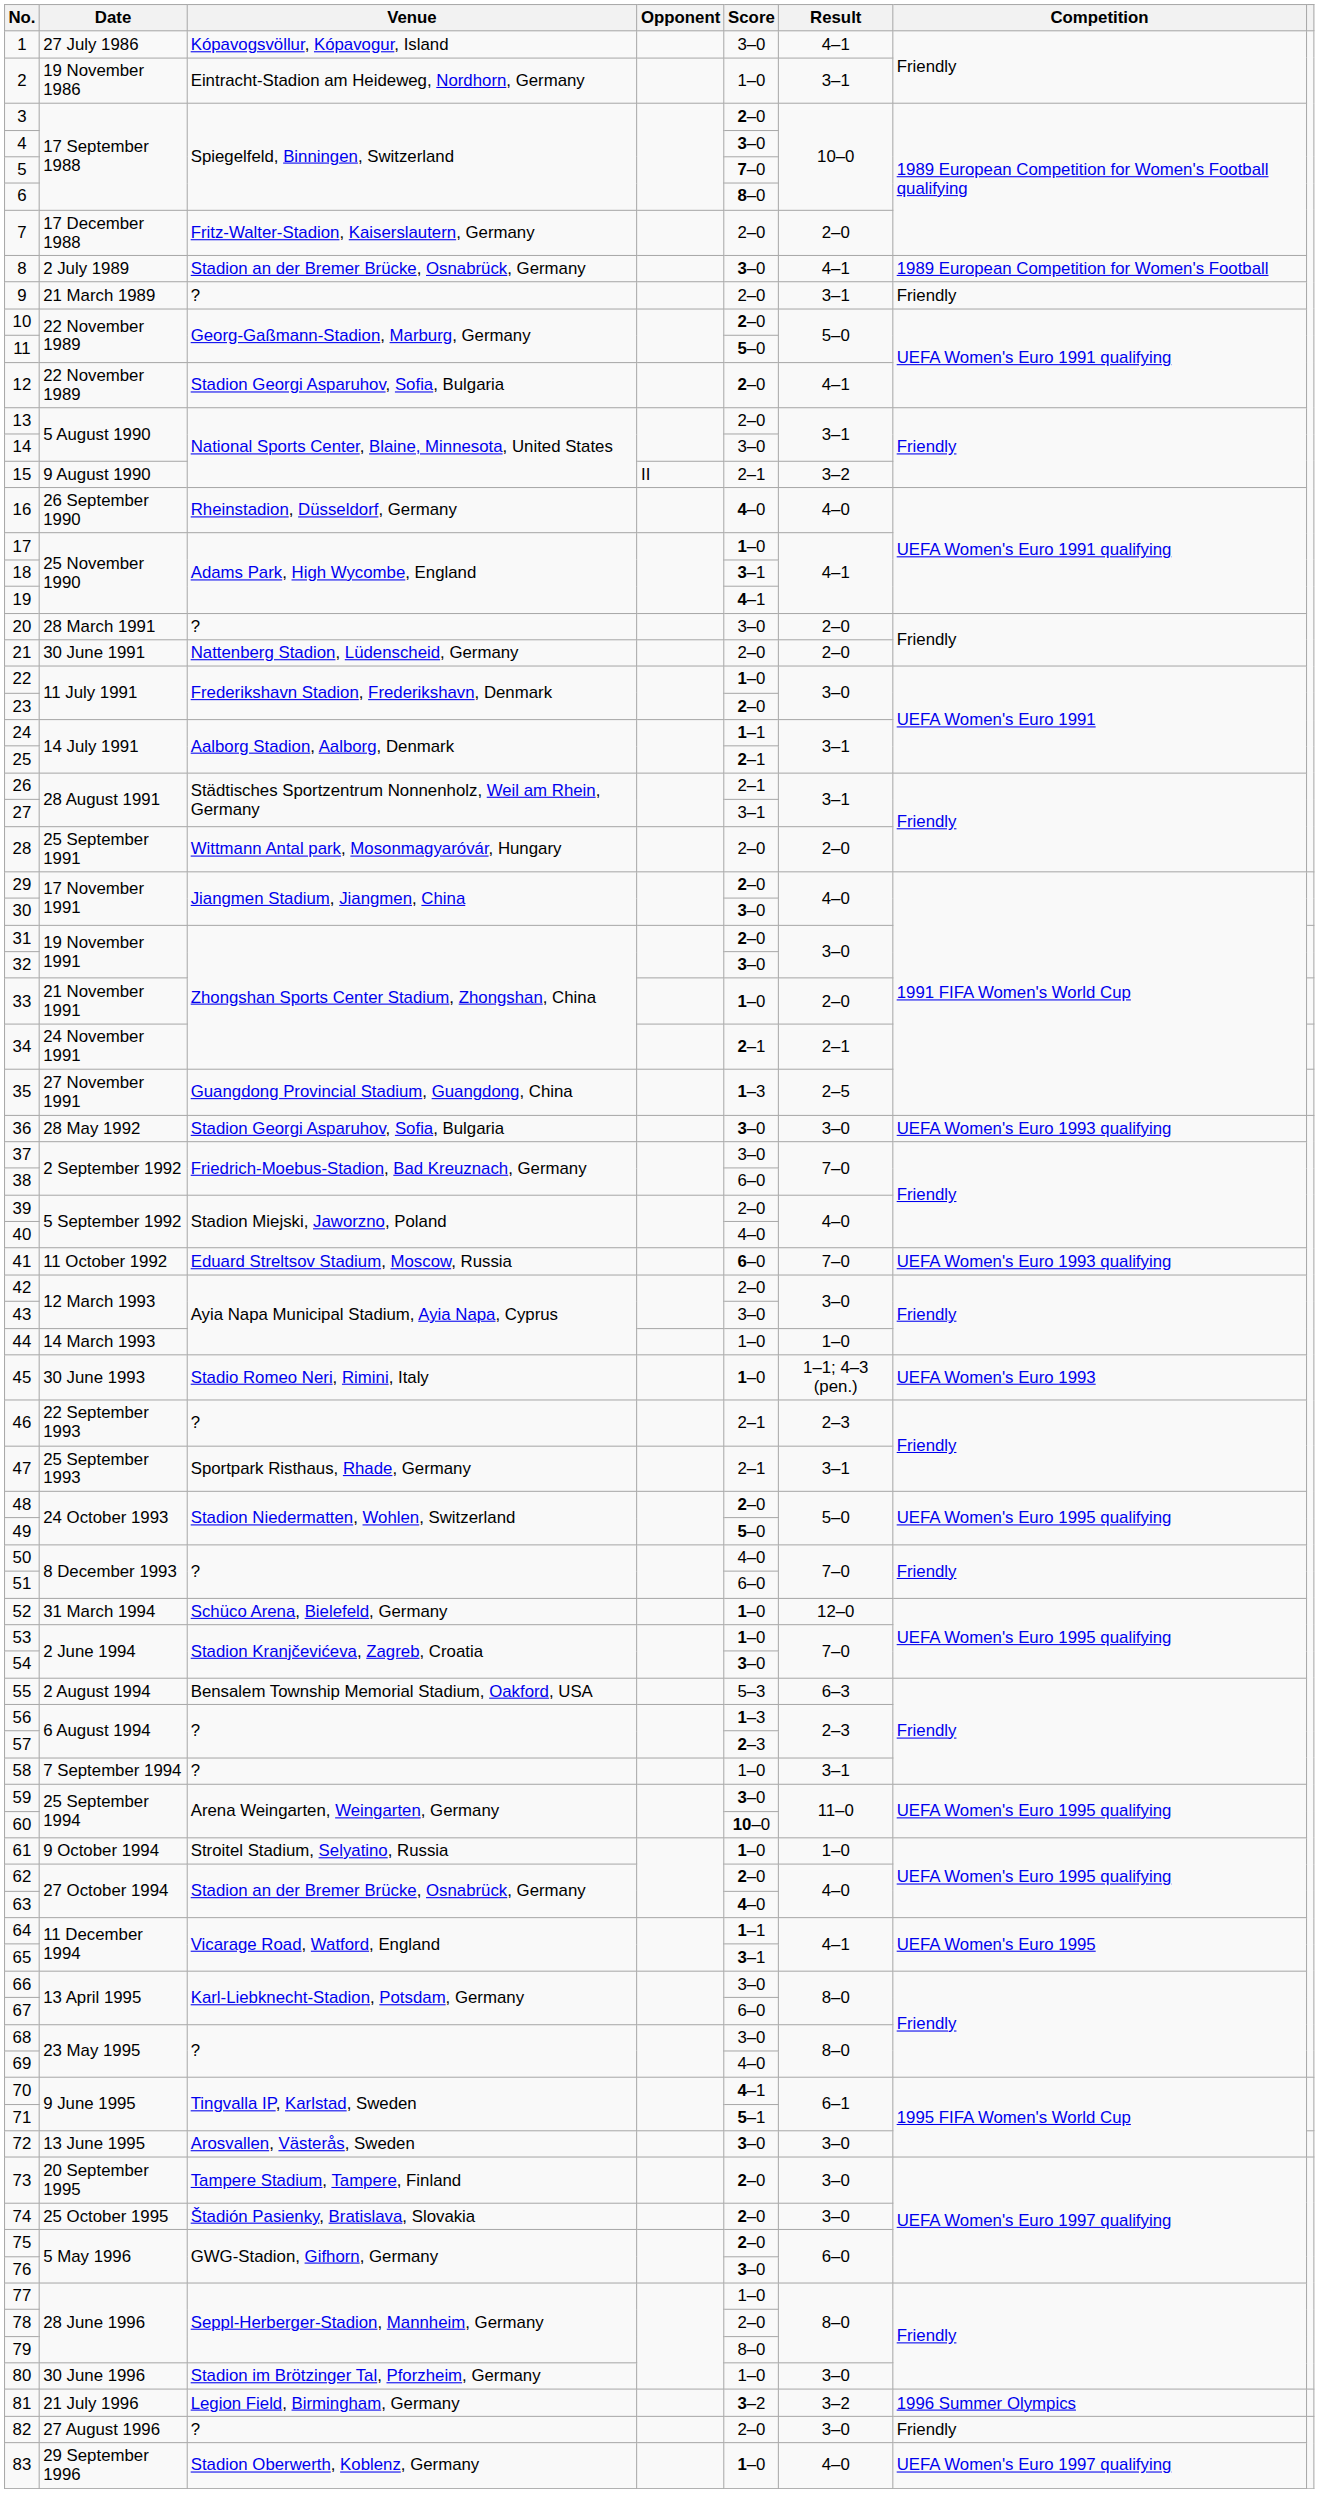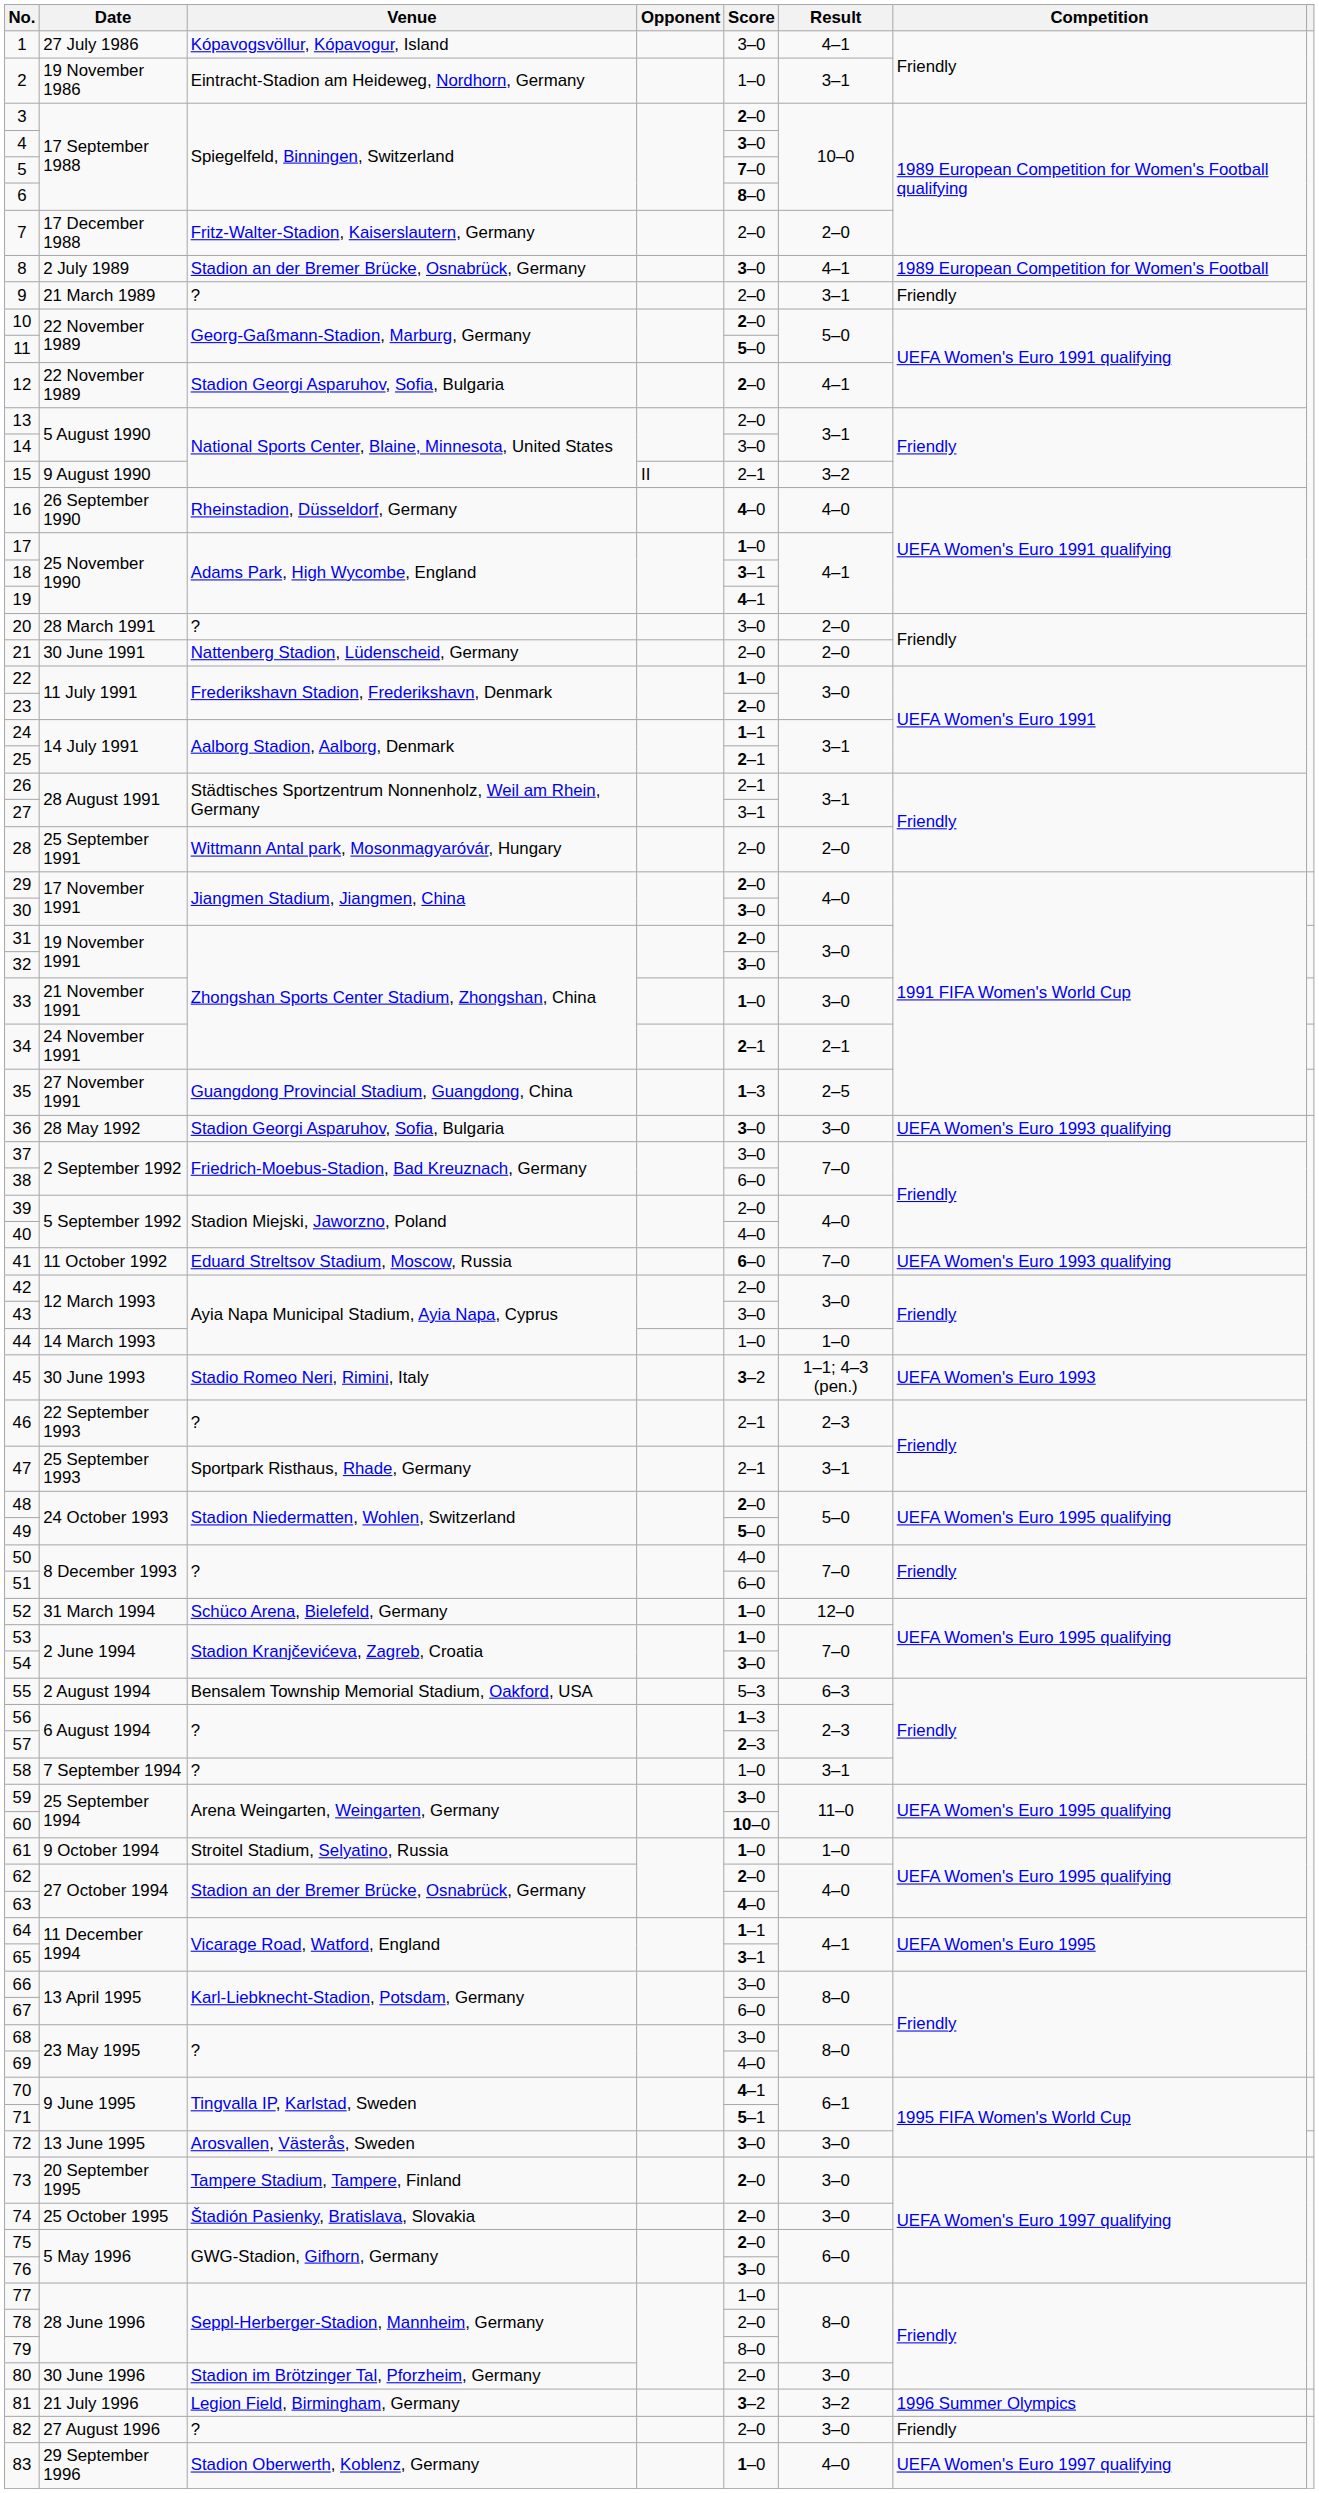(836, 1001) 2–0 -> (836, 1001) 3–0
(751, 1377) 1–0 -> (751, 1377) 3–2
(751, 2376) 1–0 -> (751, 2376) 2–0
